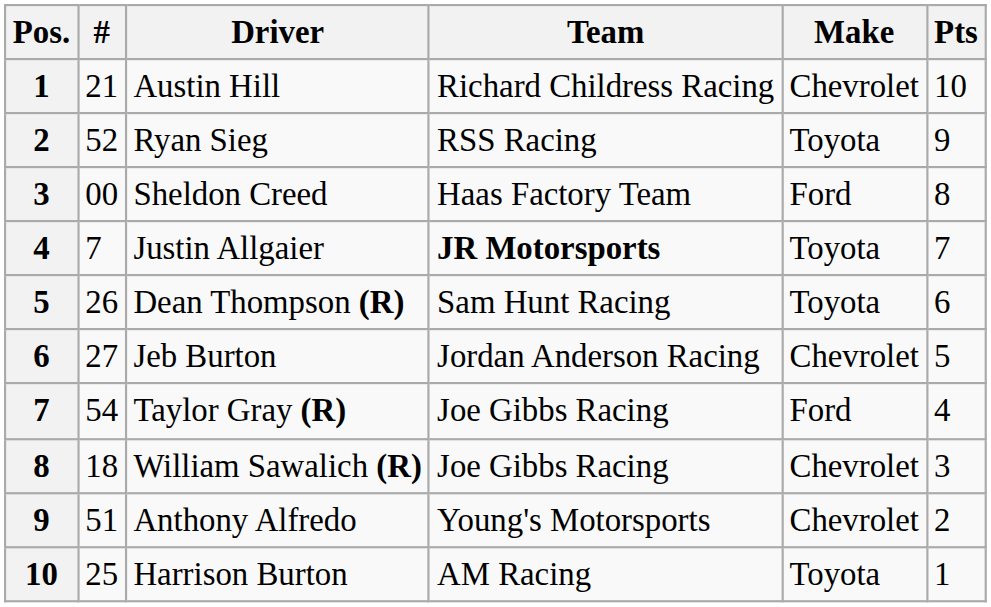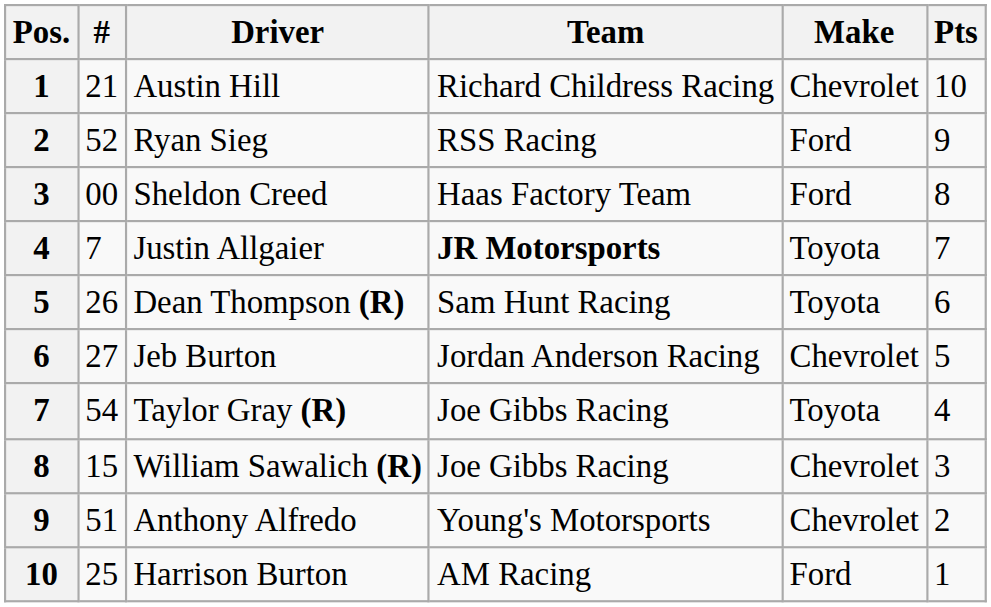(835, 140) Toyota -> (820, 140) Ford
(820, 410) Ford -> (835, 410) Toyota
(102, 464) 18 -> (102, 464) 15
(835, 573) Toyota -> (820, 573) Ford
